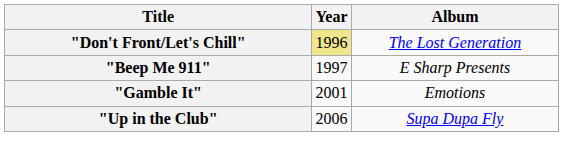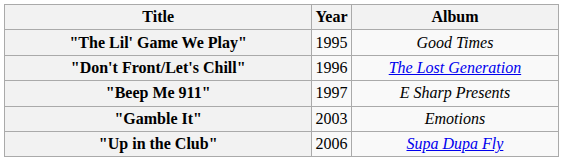+ row: (158, 42)
(332, 42) khaki background -> (332, 67) no background
(332, 93) 2001 -> (332, 118) 2003
